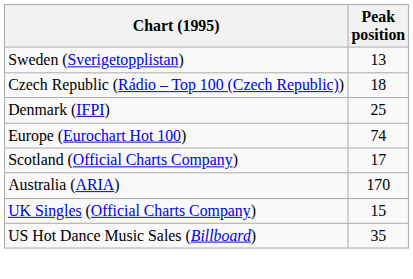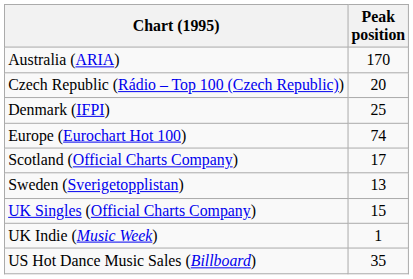rows swapped: (64, 185) <-> (96, 60)
(378, 85) 18 -> (378, 85) 20
+ row: (83, 235)
